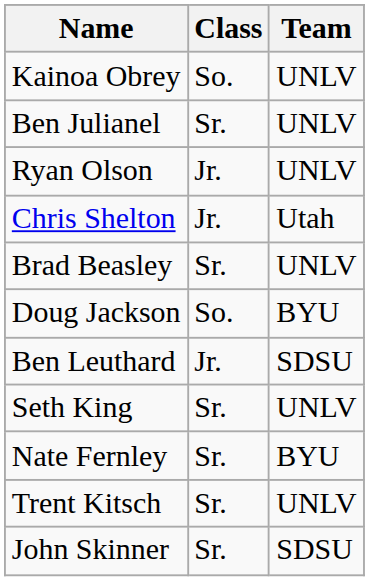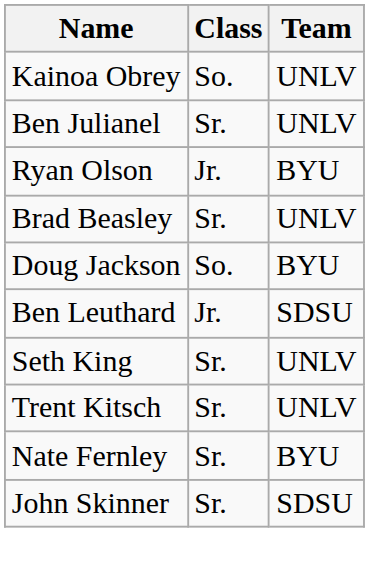(316, 170) UNLV -> (308, 170) BYU
- row: (94, 218)
rows swapped: (90, 455) <-> (86, 502)
